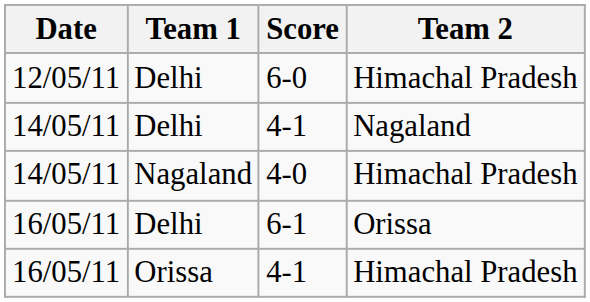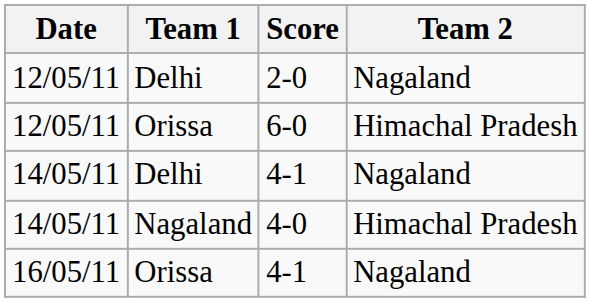+ row: (66, 77)
(168, 77) Delhi -> (174, 126) Orissa
- row: (66, 223)
(465, 272) Himachal Pradesh -> (412, 272) Nagaland
